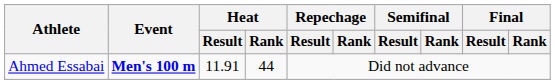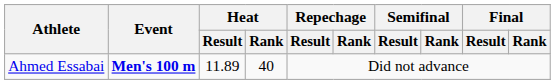(222, 67) 11.91 -> (222, 67) 11.89
(266, 67) 44 -> (266, 67) 40
